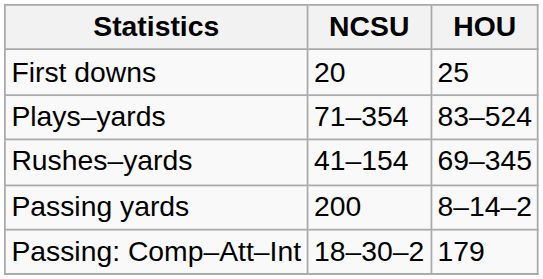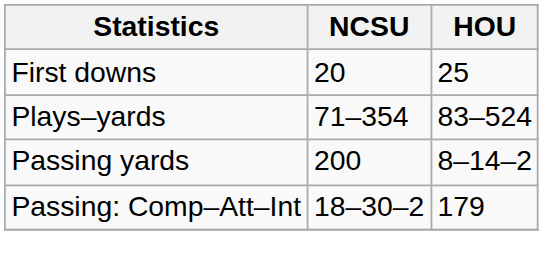- row: (102, 161)
